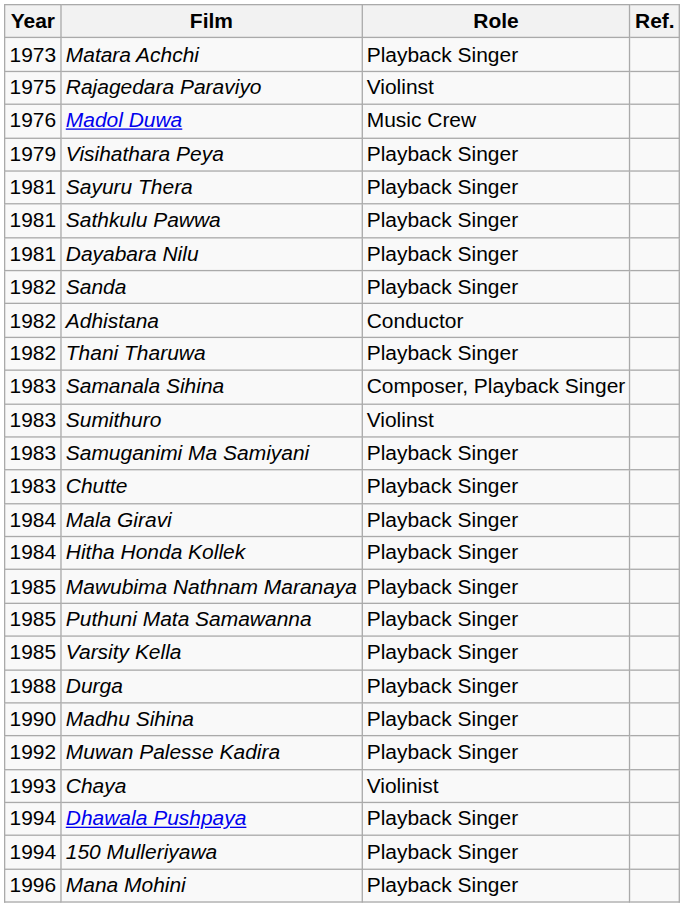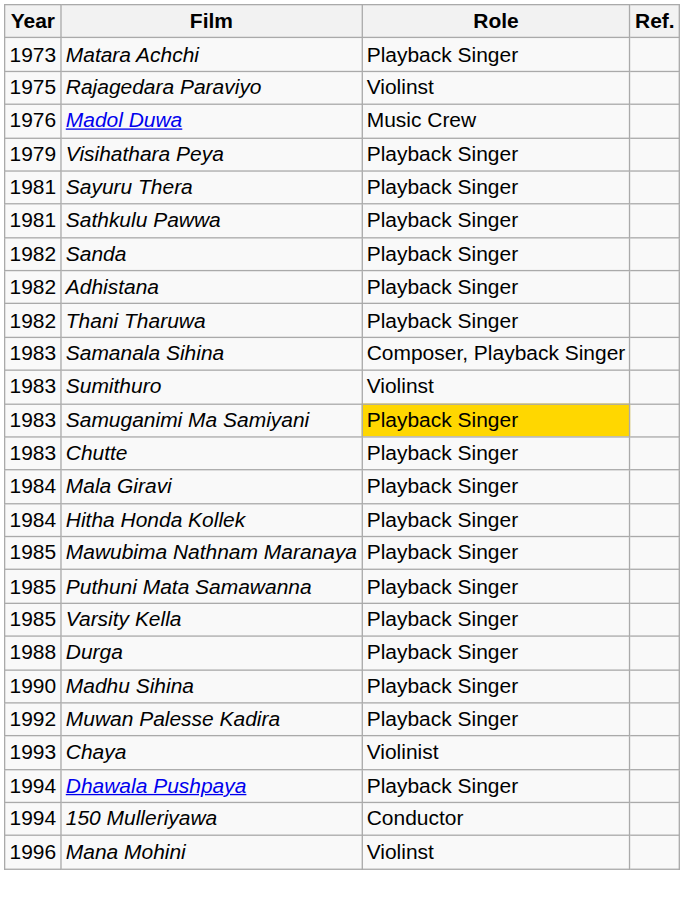- row: (132, 253)
(415, 320) Conductor -> (442, 287) Playback Singer
(442, 453) no background -> (442, 420) gold background
(442, 852) Playback Singer -> (415, 818) Conductor
(442, 885) Playback Singer -> (400, 852) Violinst
